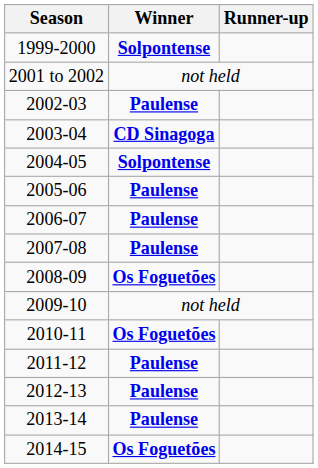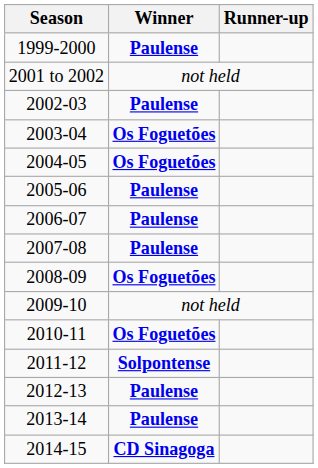(164, 47) Solpontense -> (164, 47) Paulense
(164, 133) CD Sinagoga -> (164, 133) Os Foguetões
(164, 162) Solpontense -> (164, 162) Os Foguetões
(164, 362) Paulense -> (164, 362) Solpontense
(164, 448) Os Foguetões -> (164, 448) CD Sinagoga
